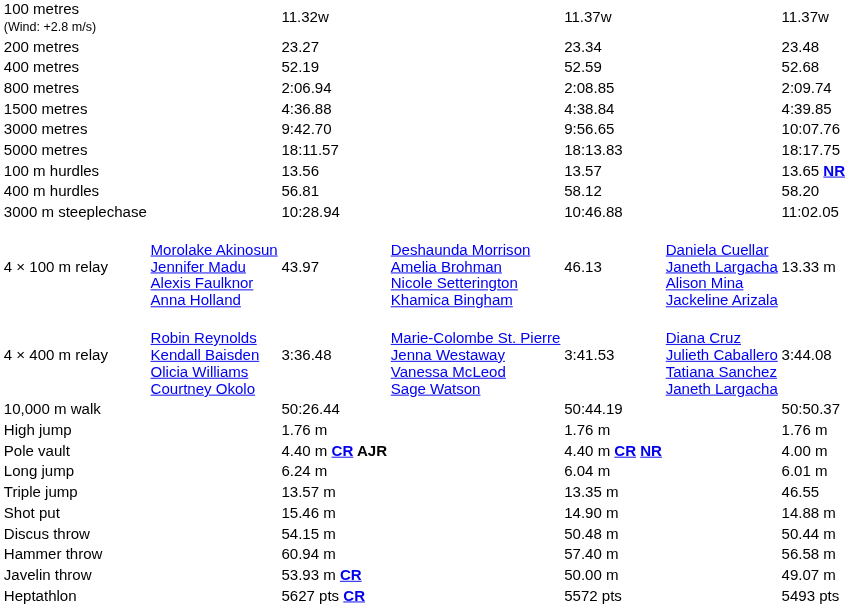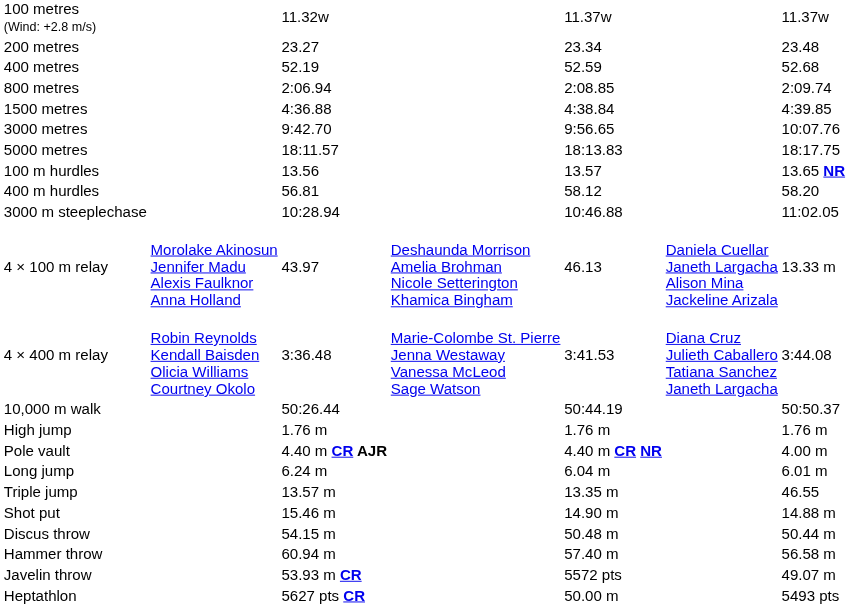(591, 575) 50.00 m -> (593, 575) 5572 pts
(593, 595) 5572 pts -> (591, 595) 50.00 m
